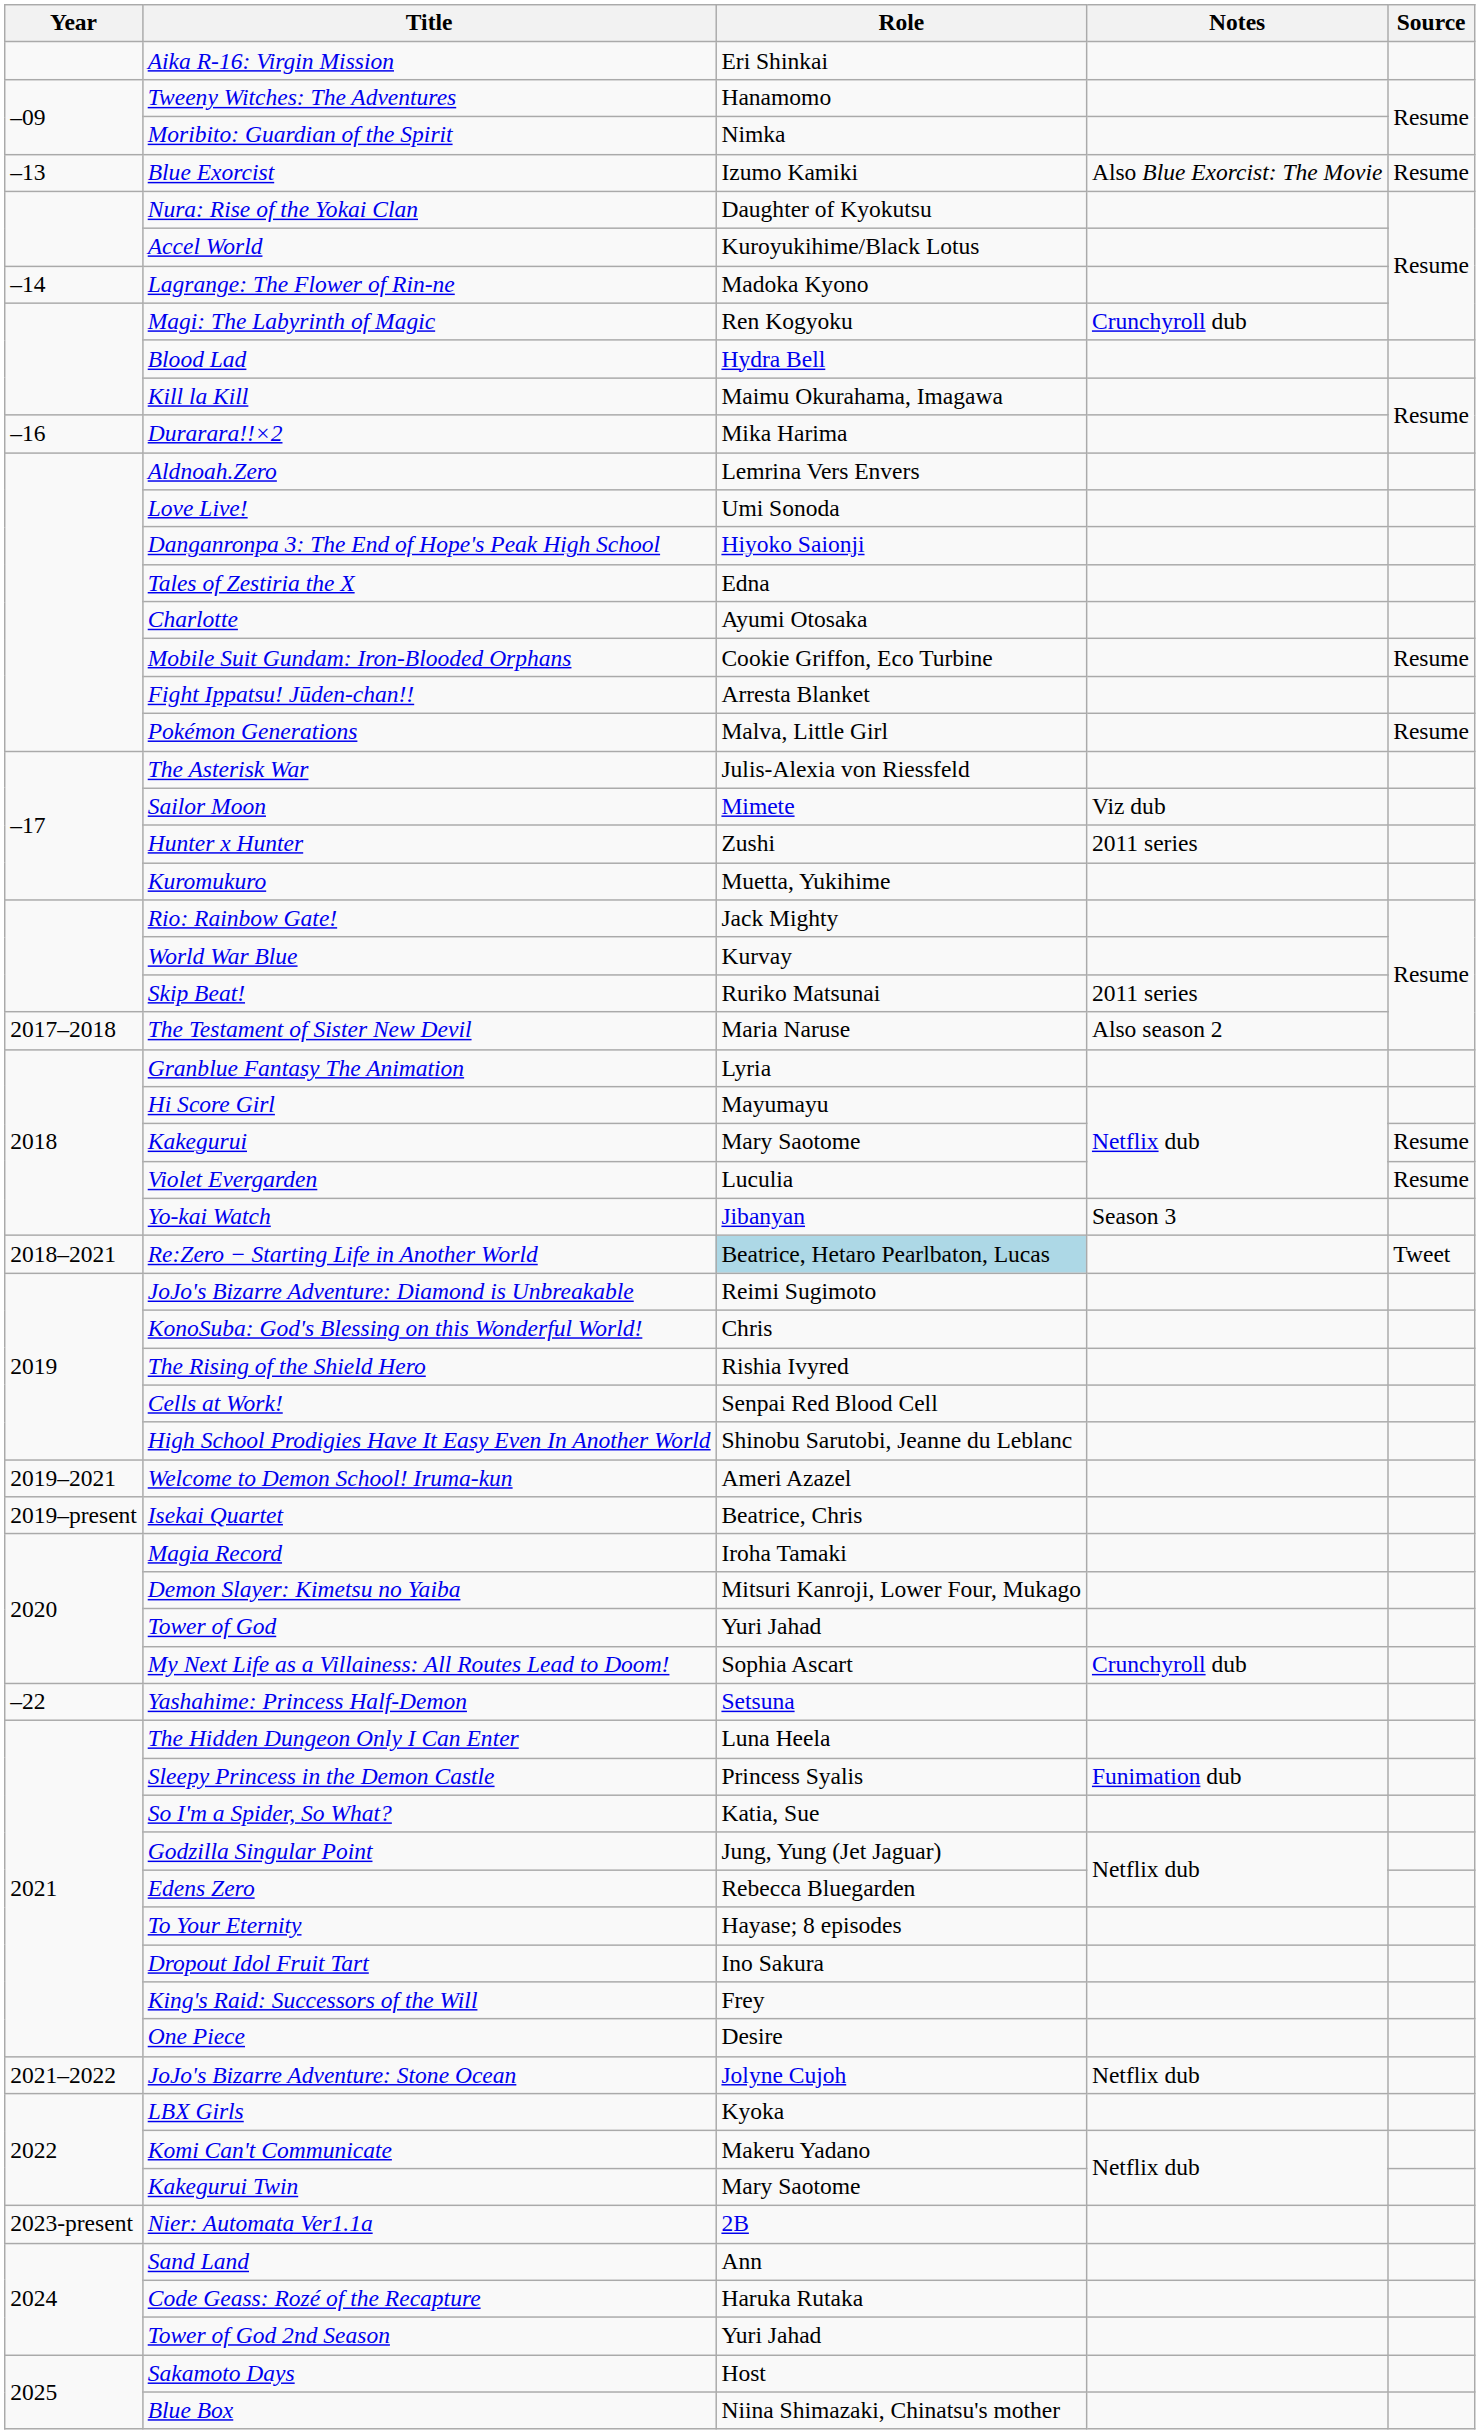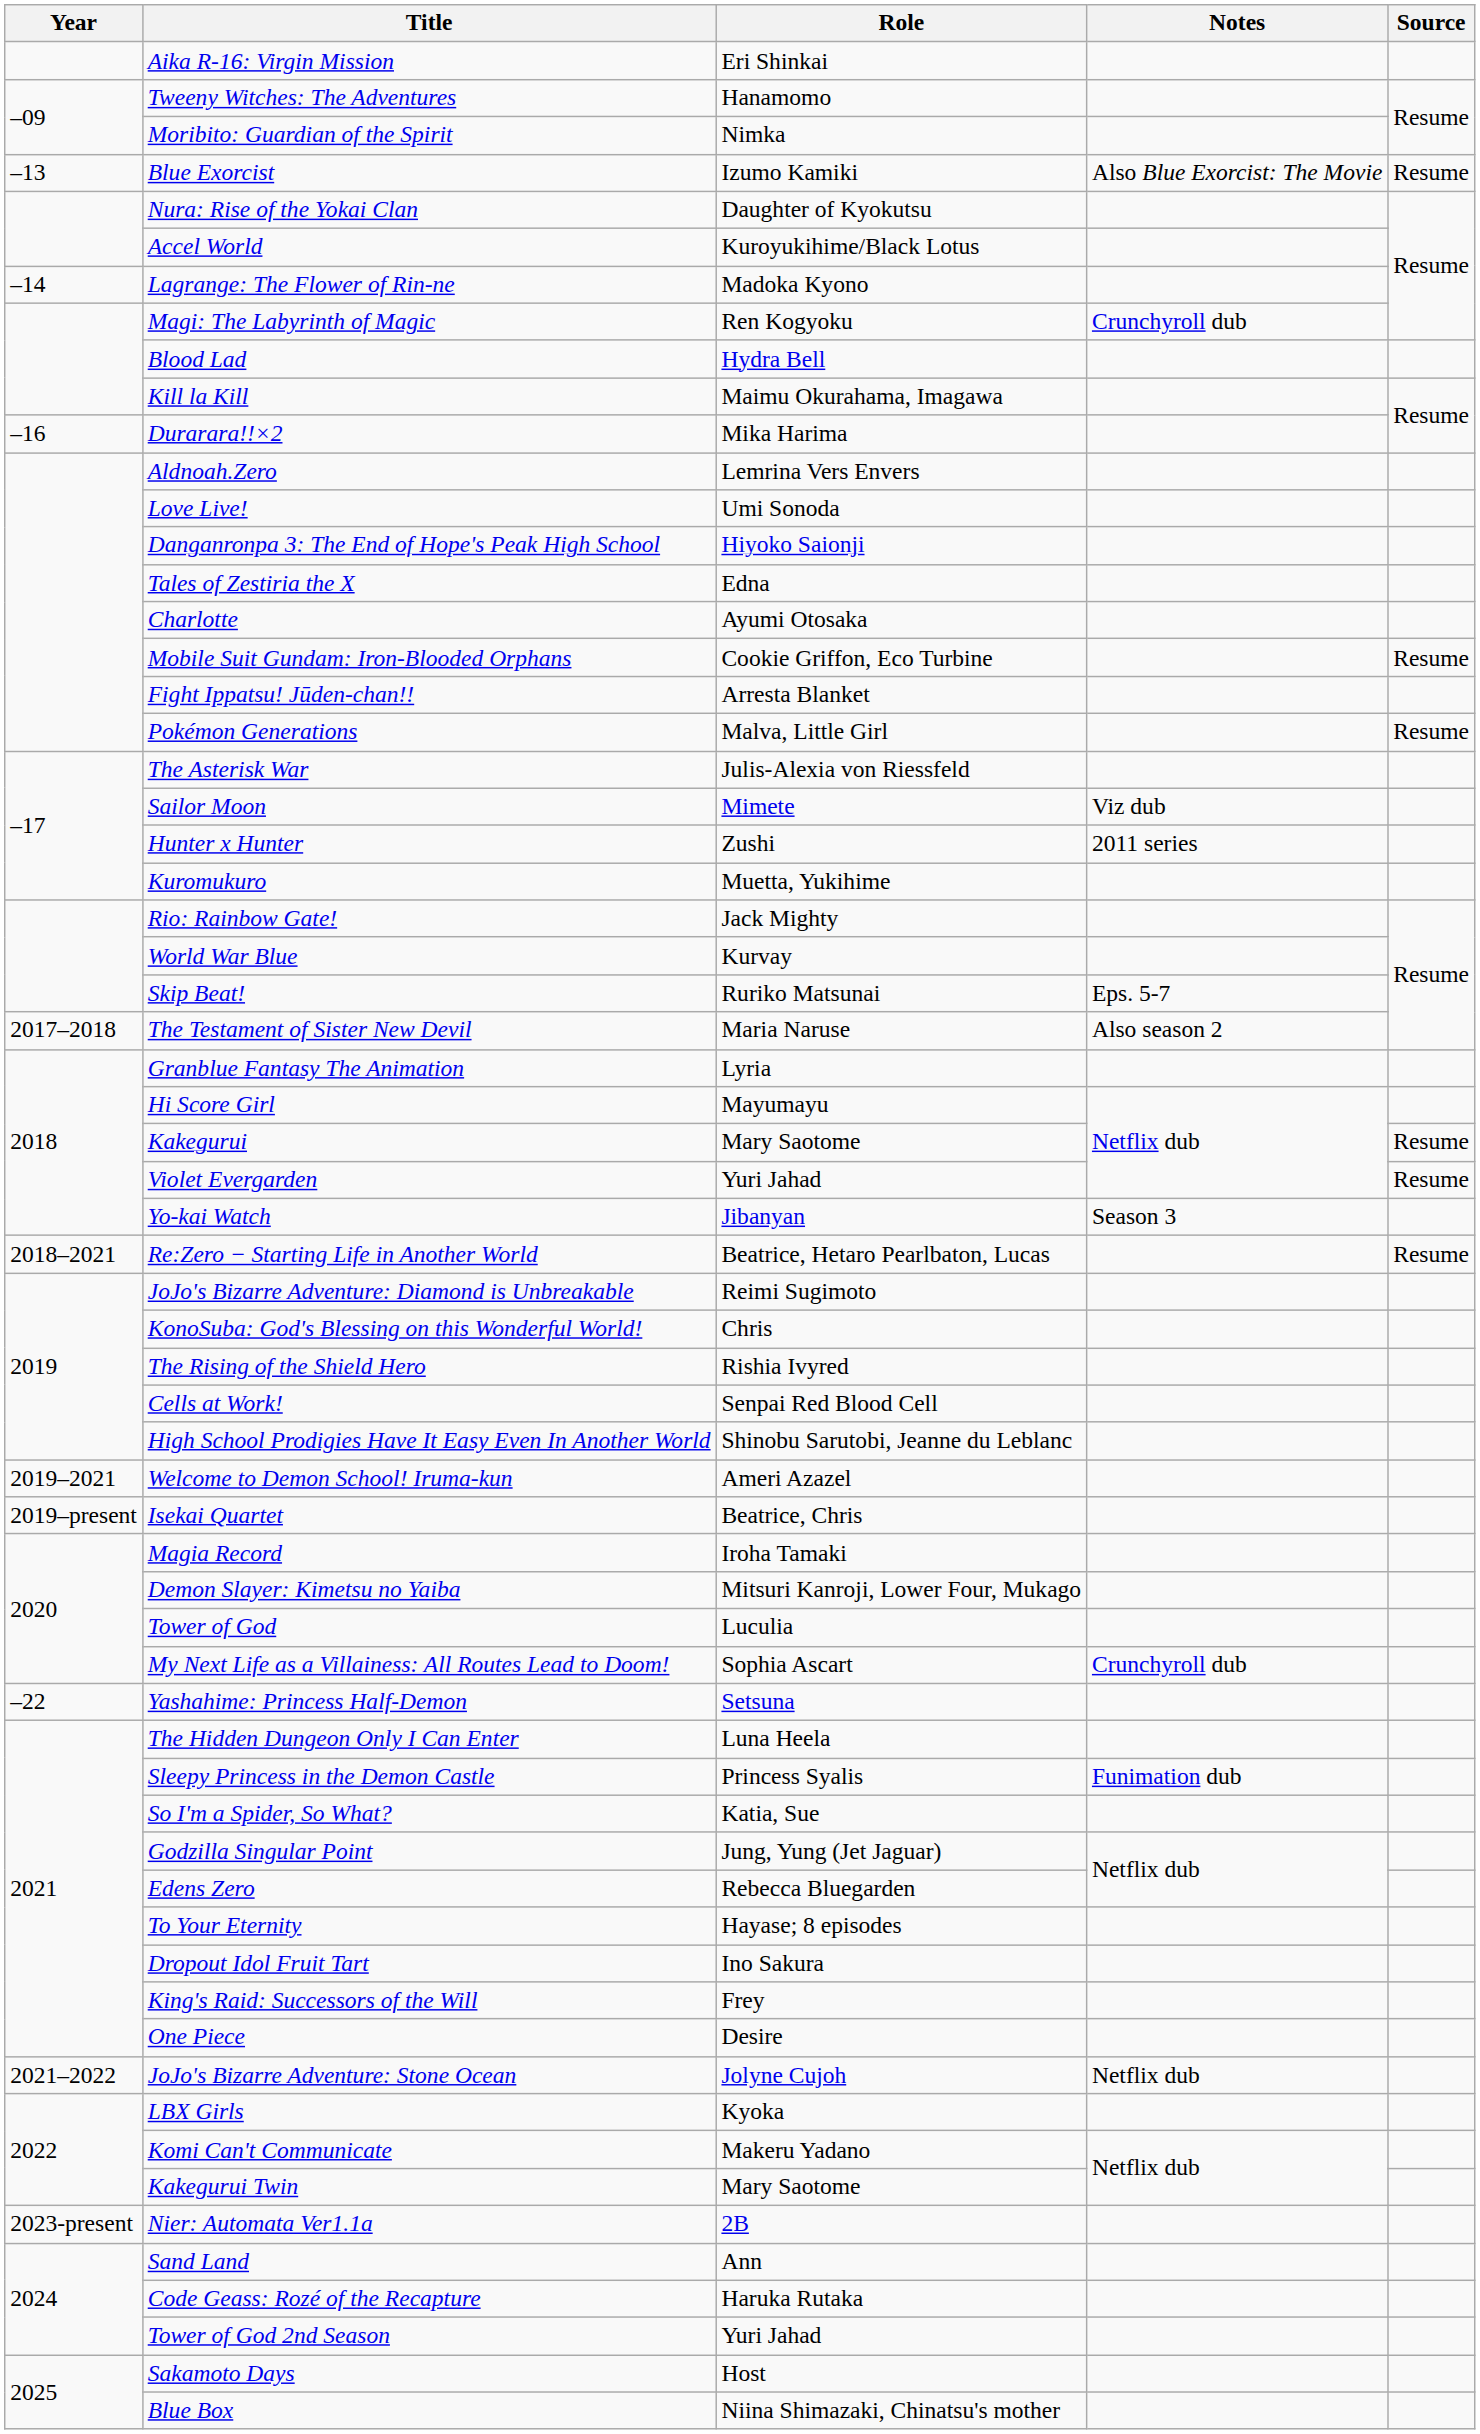(1145, 992) 2011 series -> (1131, 992) Eps. 5-7
(757, 1179) Luculia -> (771, 1179) Yuri Jahad
(886, 1254) lightblue background -> (886, 1254) no background
(1422, 1254) Tweet -> (1431, 1254) Resume
(771, 1627) Yuri Jahad -> (757, 1627) Luculia
